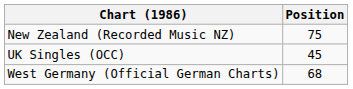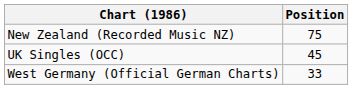(315, 74) 68 -> (315, 74) 33
